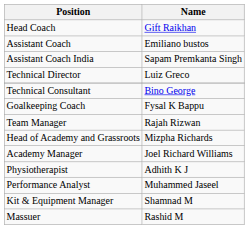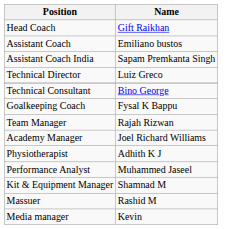- row: (73, 138)
+ row: (38, 216)
